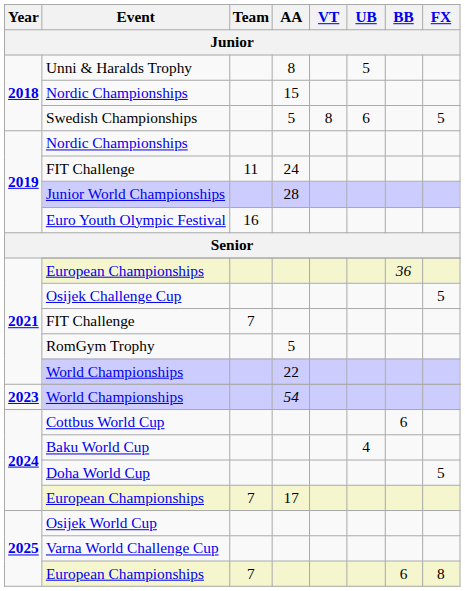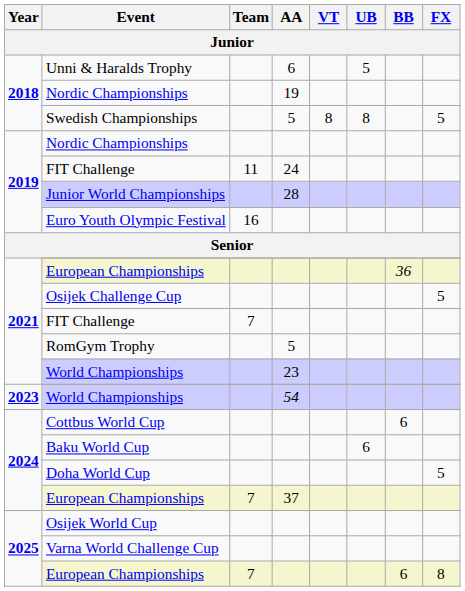(291, 67) 8 -> (291, 67) 6
(291, 93) 15 -> (291, 93) 19
(366, 118) 6 -> (366, 118) 8
(291, 371) 22 -> (291, 371) 23
(366, 447) 4 -> (366, 447) 6
(291, 498) 17 -> (291, 498) 37
